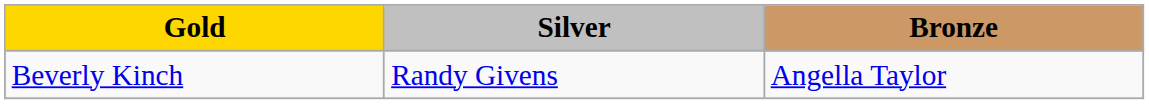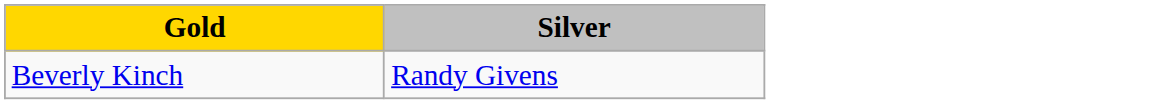- column: (954, 27)
